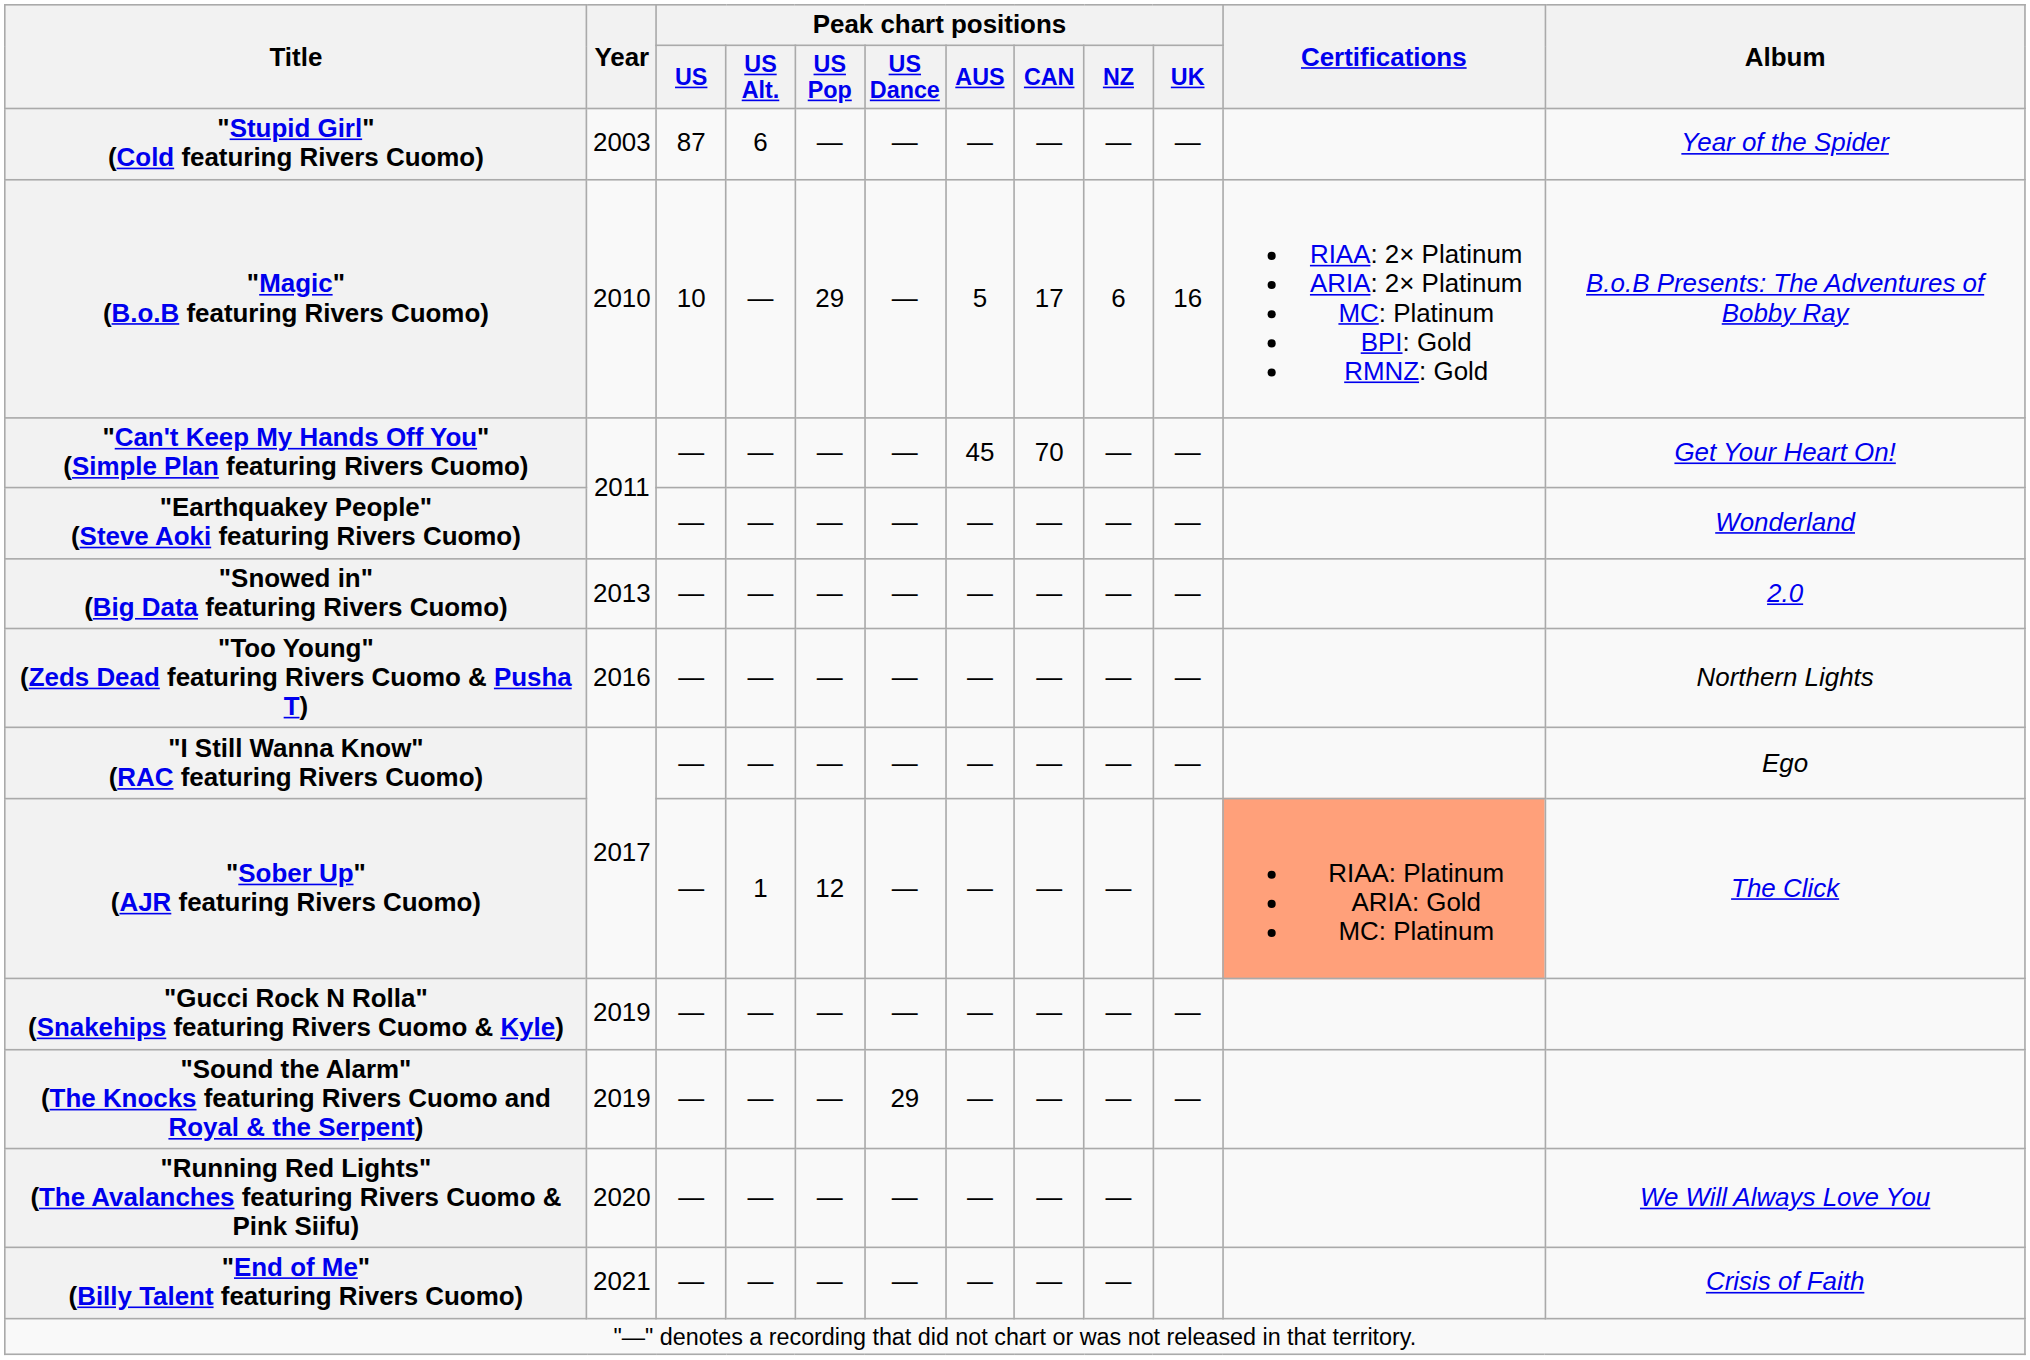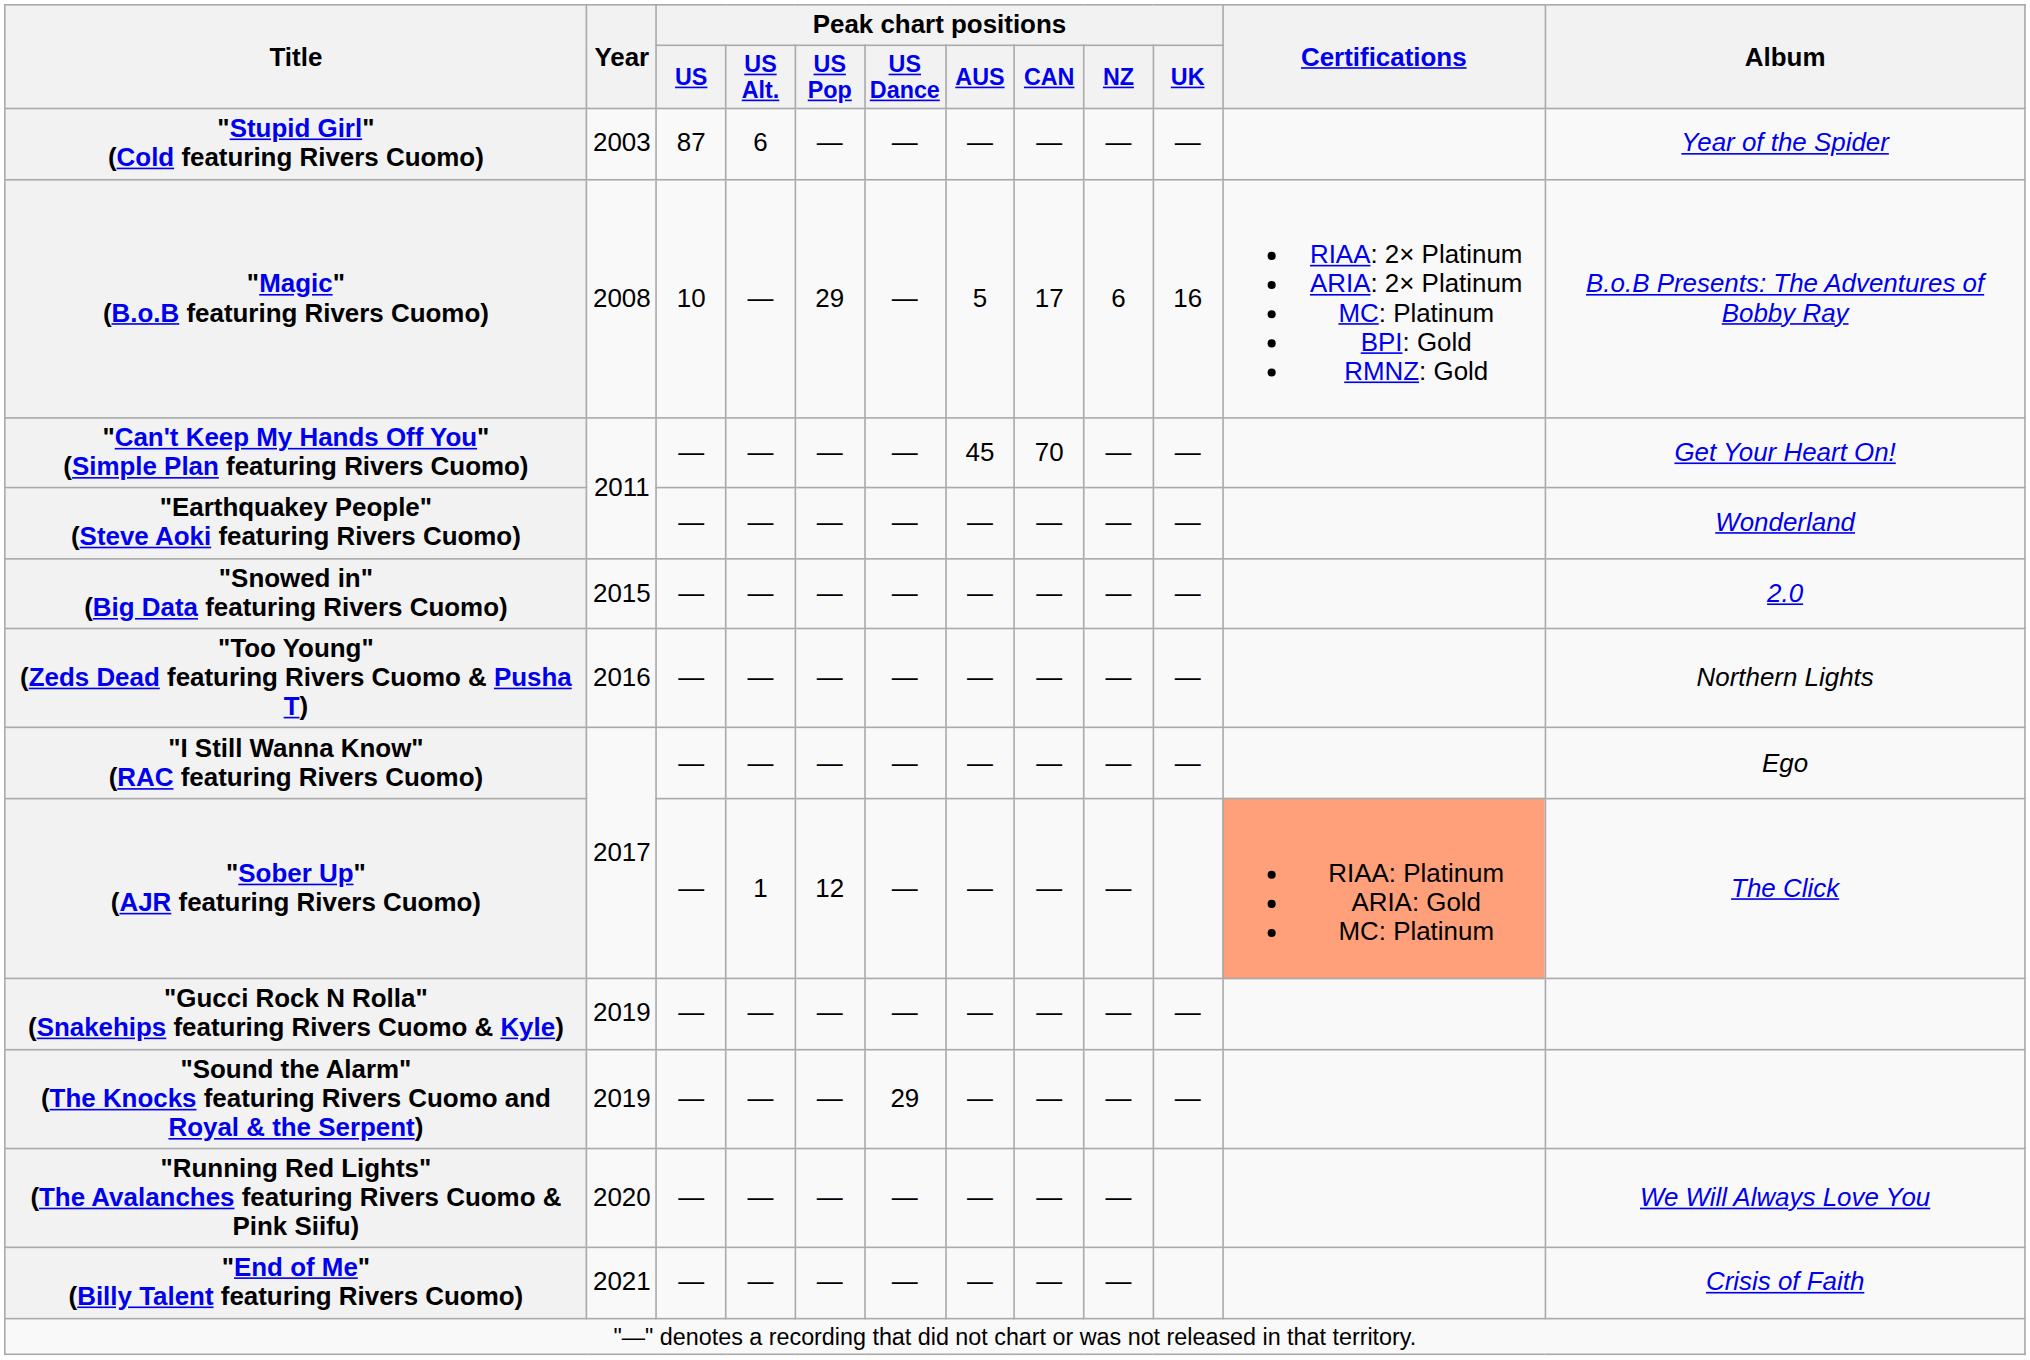(622, 298) 2010 -> (622, 298) 2008
(622, 593) 2013 -> (622, 593) 2015
